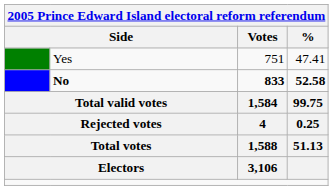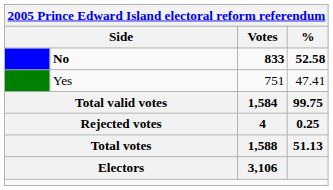rows swapped: (61, 81) <-> (63, 59)
